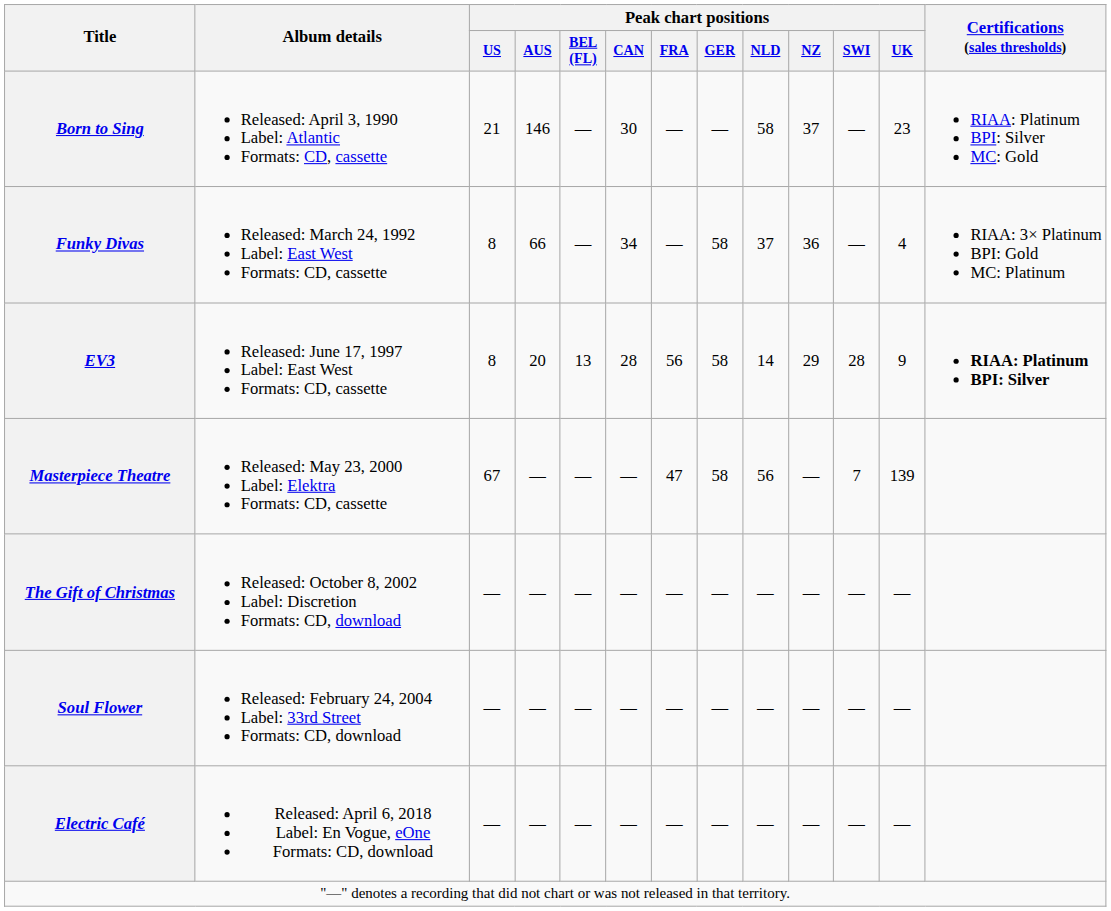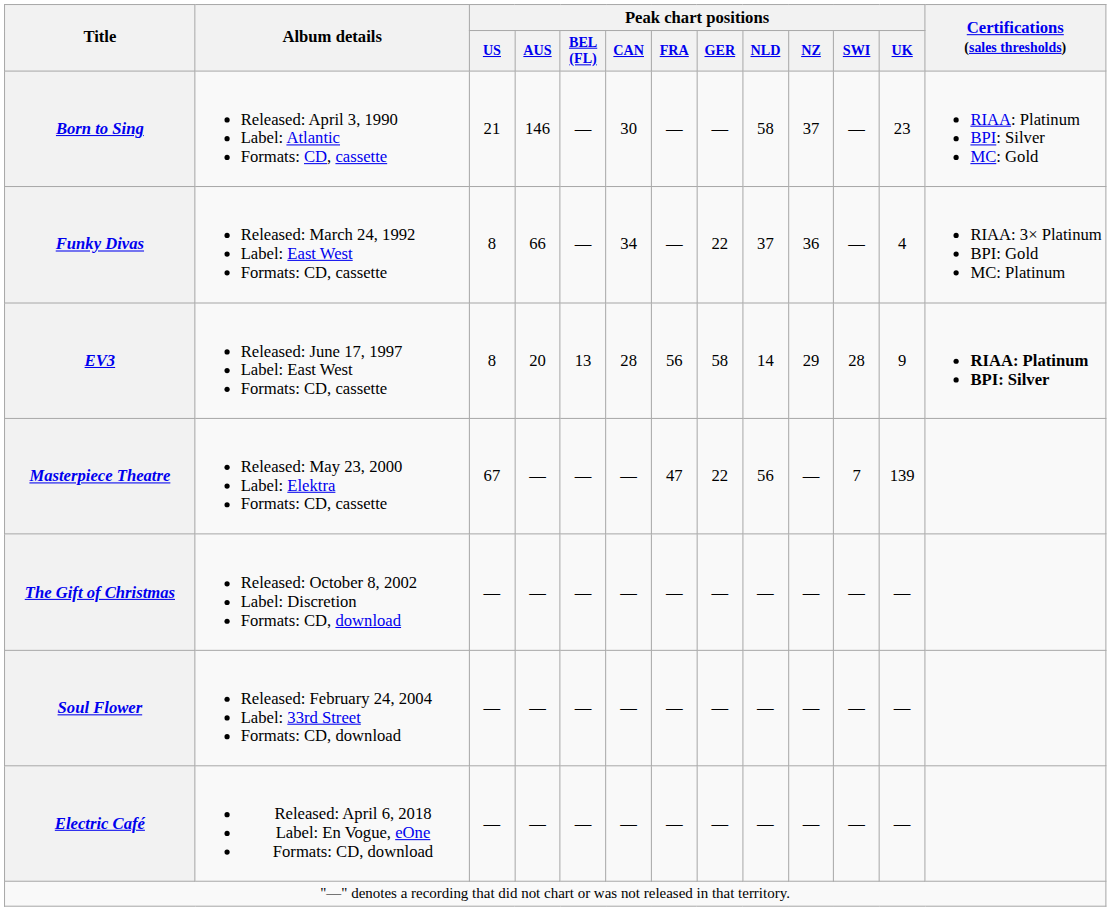(720, 244) 58 -> (720, 244) 22
(720, 476) 58 -> (720, 476) 22
